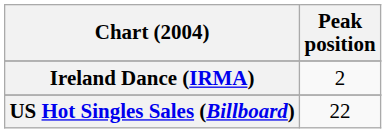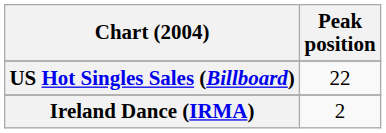rows swapped: (152, 77) <-> (152, 111)
